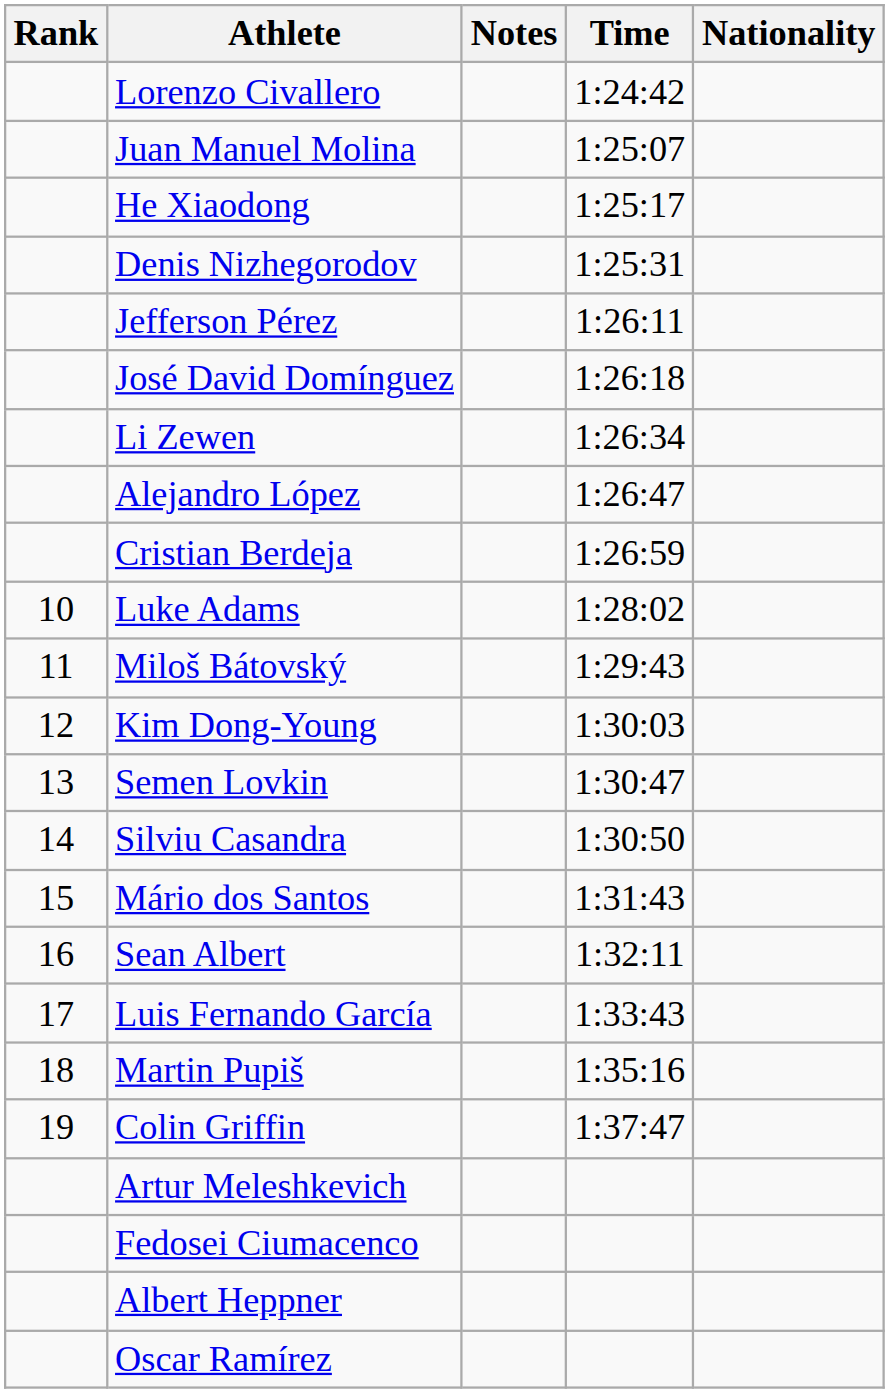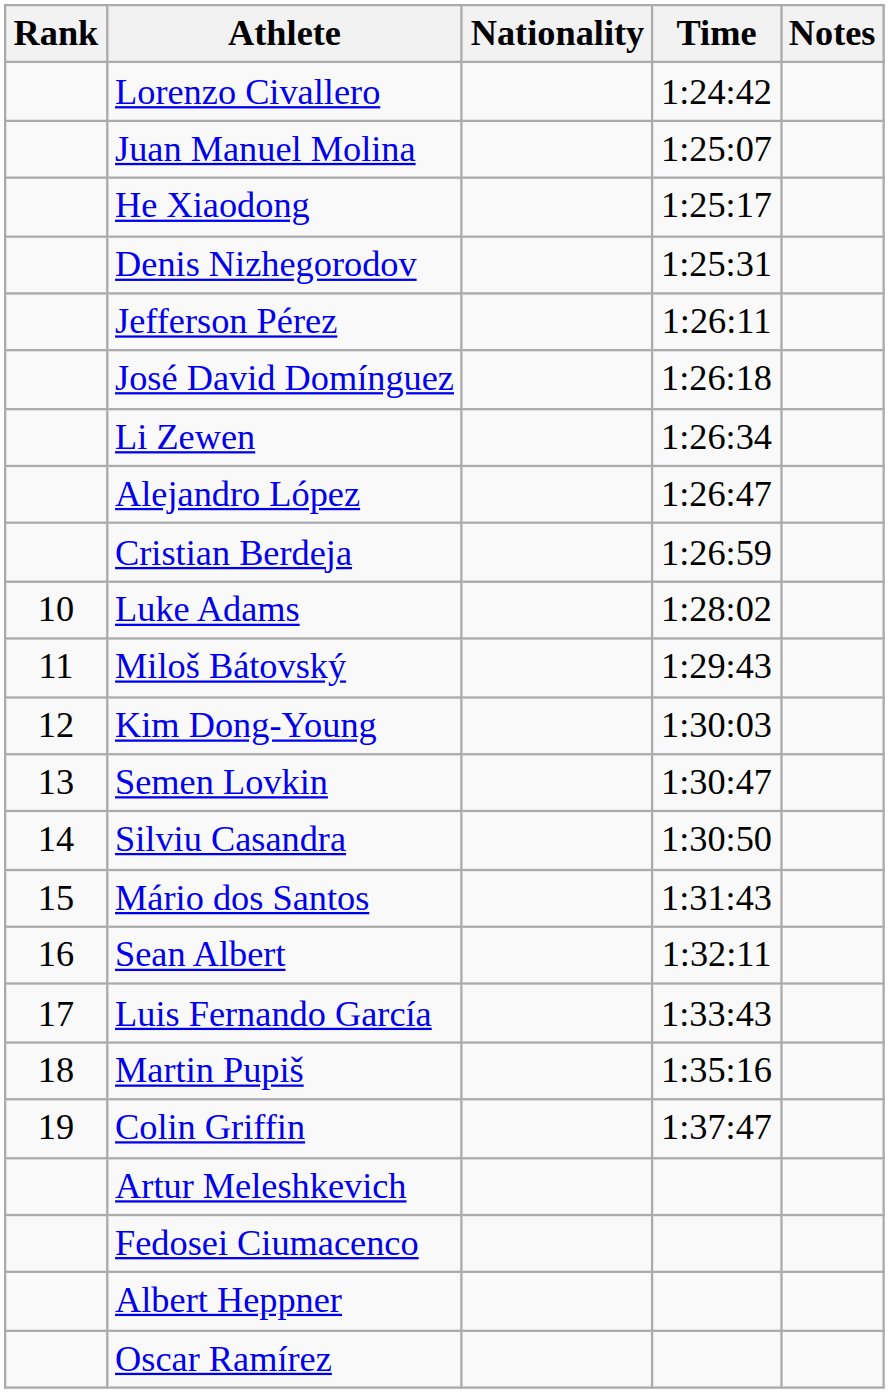columns swapped: (789, 33) <-> (514, 33)
